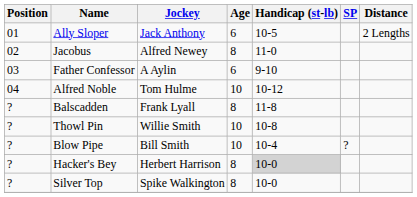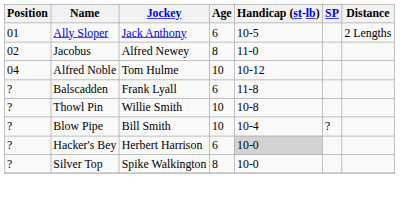- row: (94, 70)
(233, 107) 8 -> (215, 88) 6
(233, 164) 8 -> (215, 145) 6
